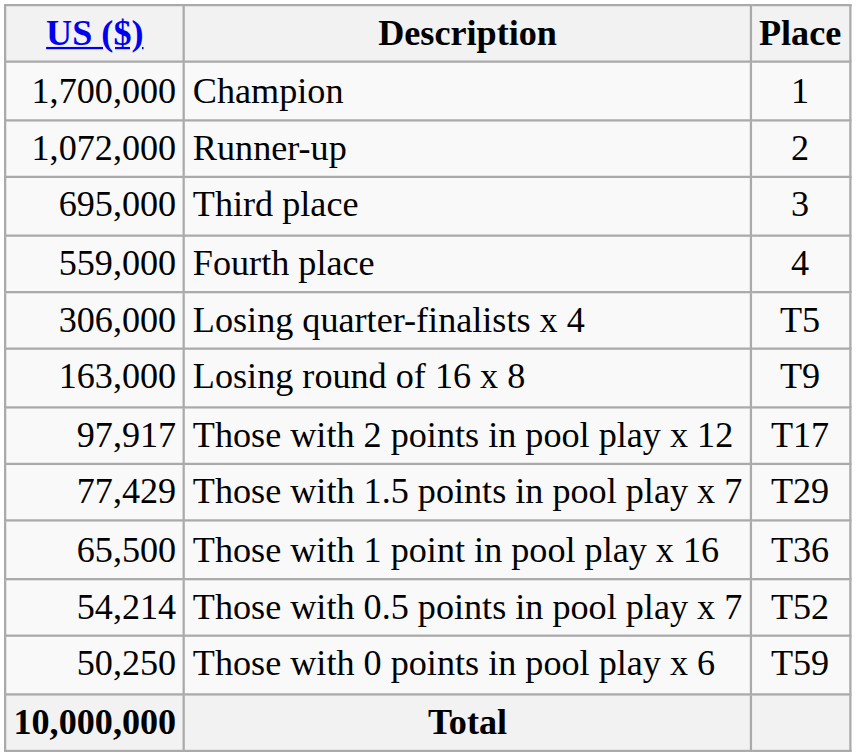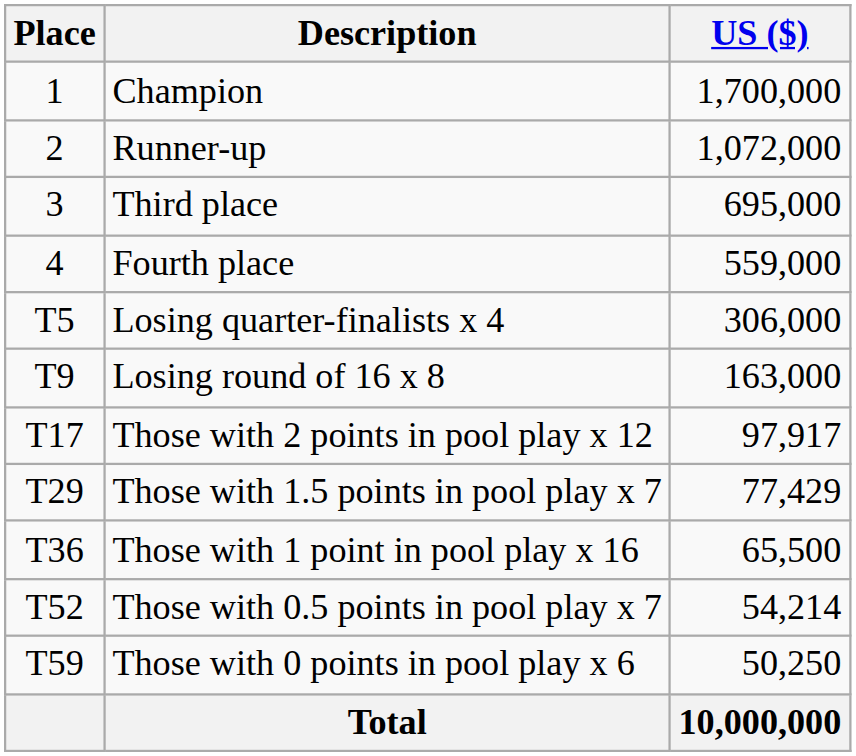columns swapped: (800, 33) <-> (95, 33)
